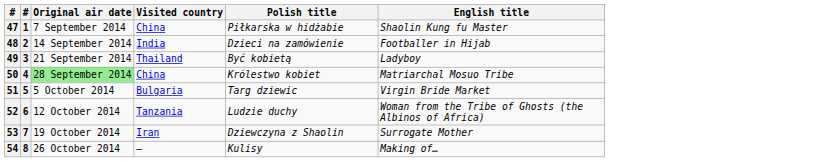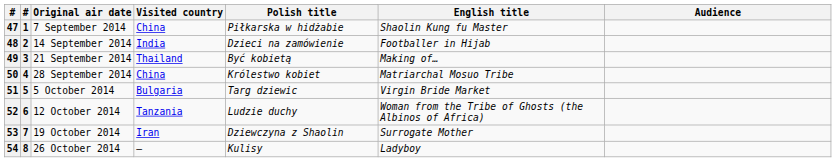+ column: (718, 12)
(401, 59) Ladyboy -> (409, 59) Making of…
(82, 75) lightgreen background -> (82, 75) no background
(409, 149) Making of… -> (401, 149) Ladyboy
